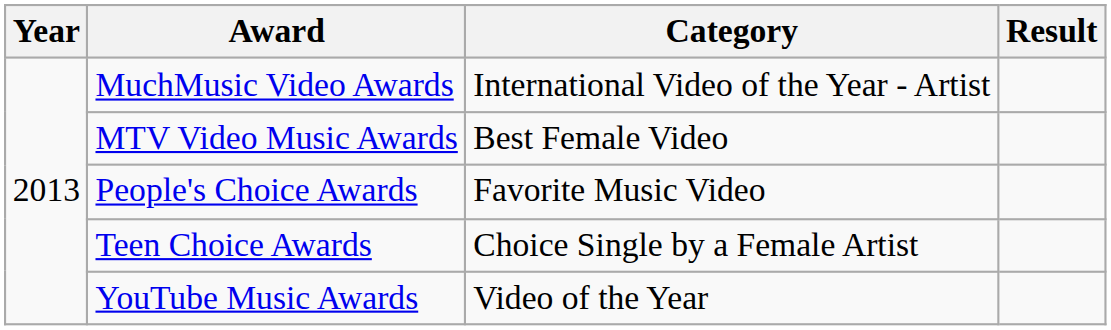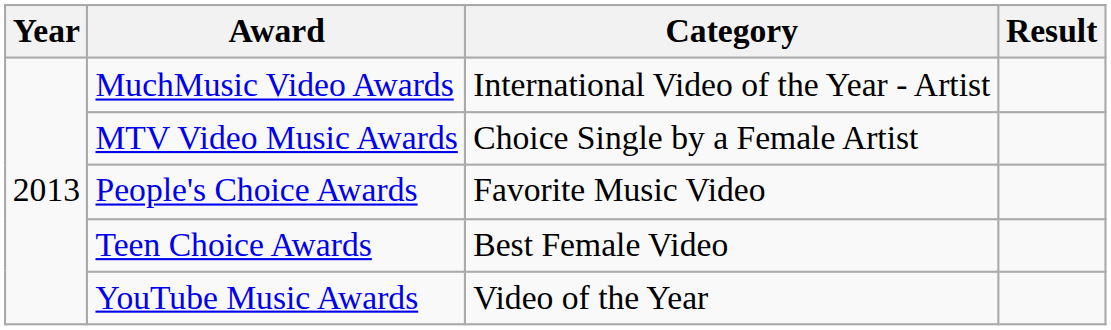(601, 137) Best Female Video -> (696, 137) Choice Single by a Female Artist
(696, 244) Choice Single by a Female Artist -> (601, 244) Best Female Video
